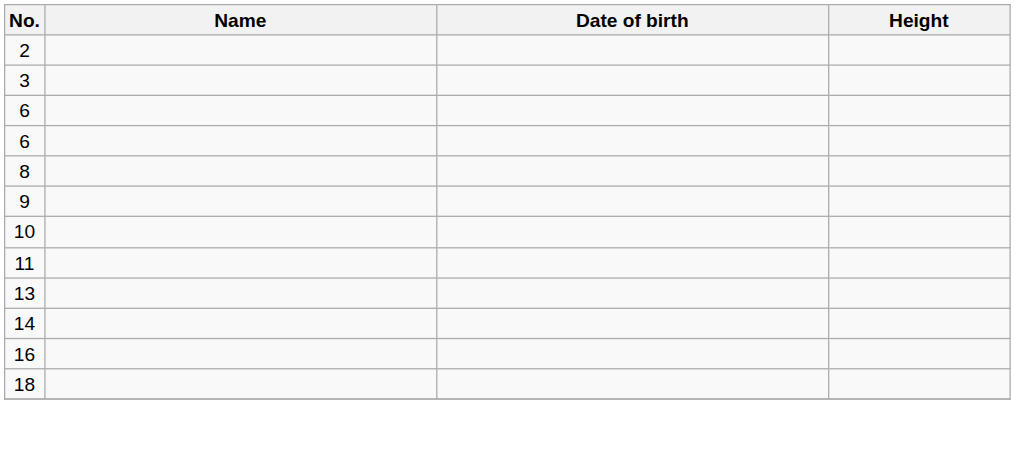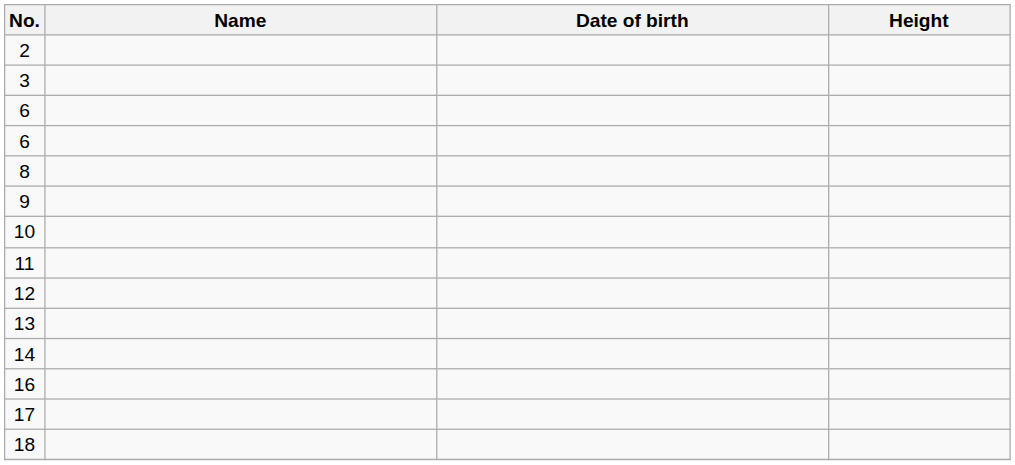+ row: (24, 293)
+ row: (24, 414)
